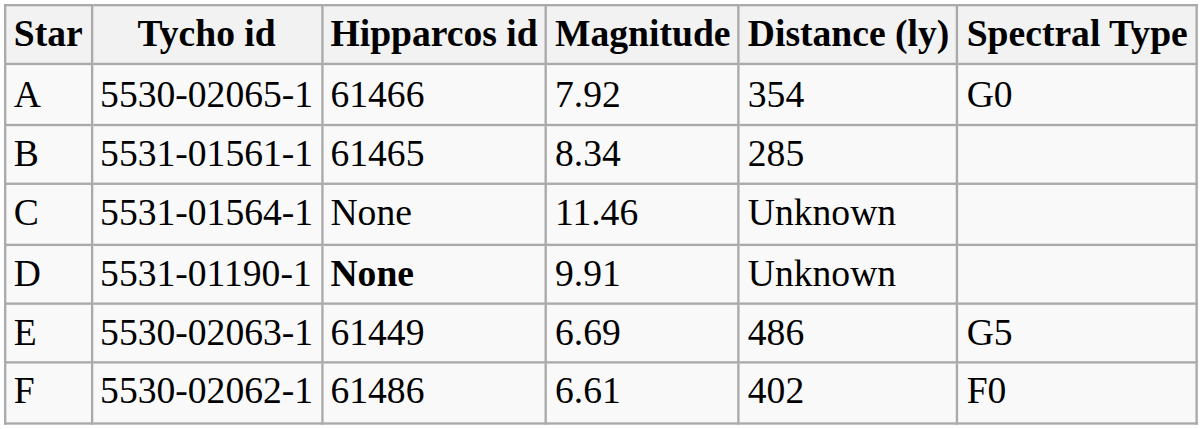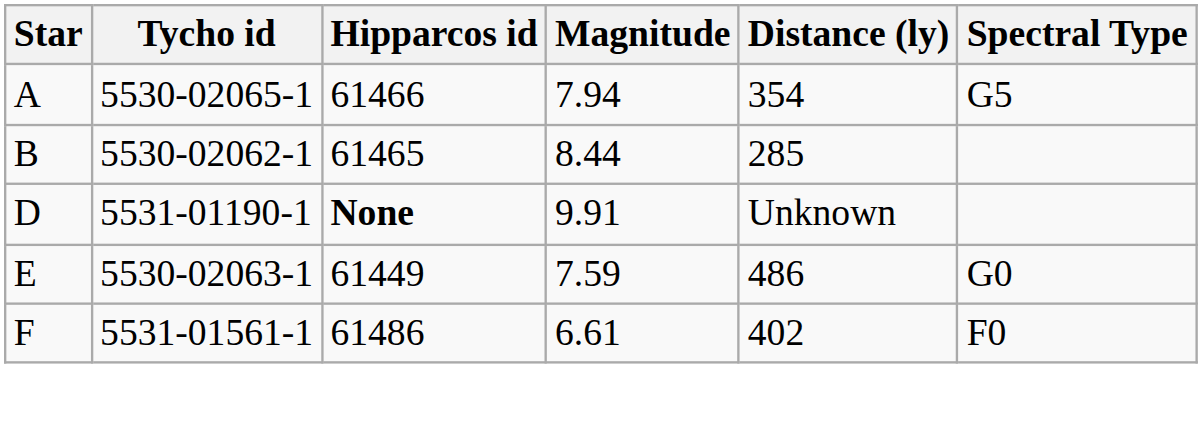(588, 93) 7.92 -> (588, 93) 7.94
(990, 93) G0 -> (990, 93) G5
(207, 153) 5531-01561-1 -> (207, 153) 5530-02062-1
(588, 153) 8.34 -> (588, 153) 8.44
- row: (26, 213)
(588, 332) 6.69 -> (588, 272) 7.59
(990, 332) G5 -> (990, 272) G0
(207, 392) 5530-02062-1 -> (207, 332) 5531-01561-1
